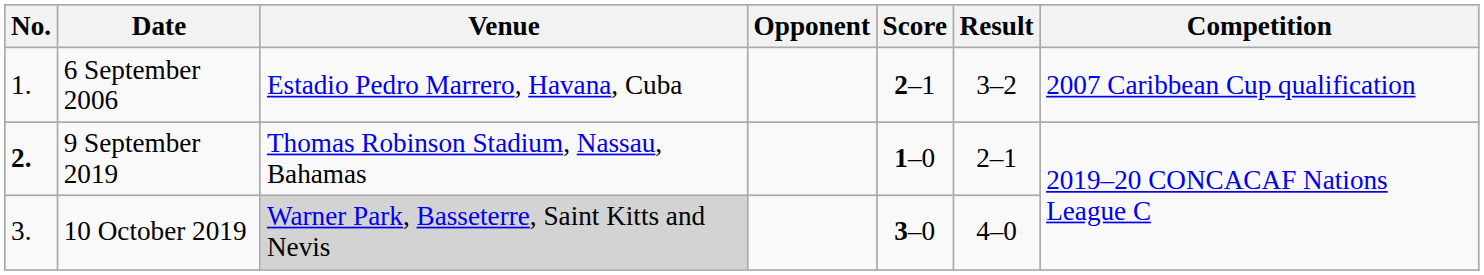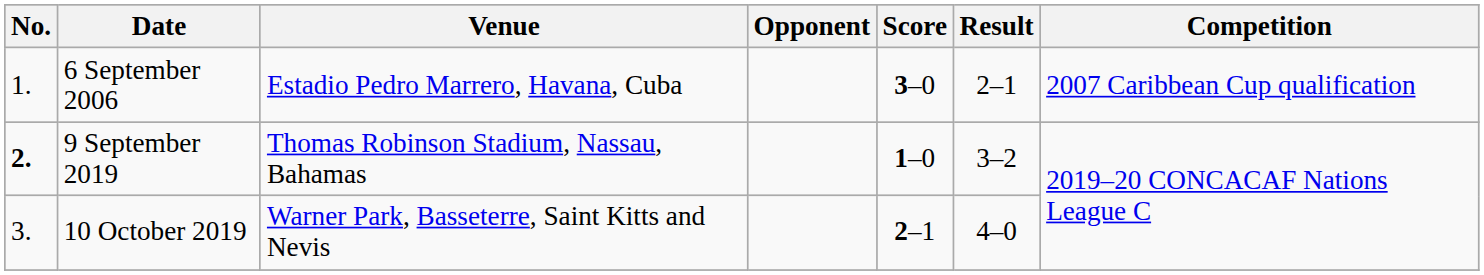(915, 84) 2–1 -> (915, 84) 3–0
(997, 84) 3–2 -> (997, 84) 2–1
(997, 158) 2–1 -> (997, 158) 3–2
(486, 231) lightgrey background -> (486, 231) no background
(915, 231) 3–0 -> (915, 231) 2–1
